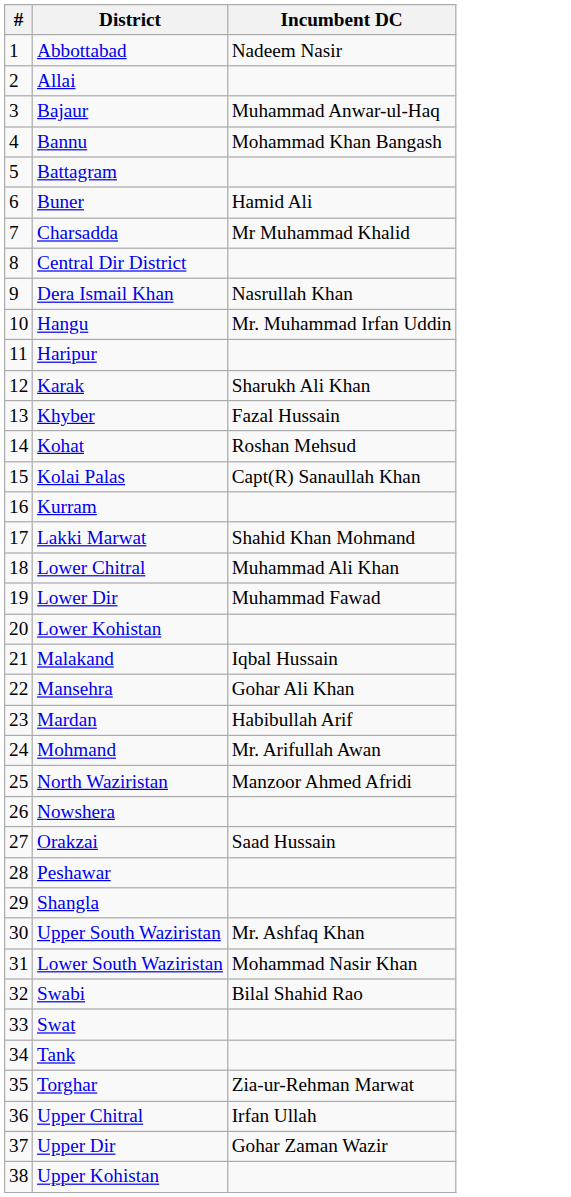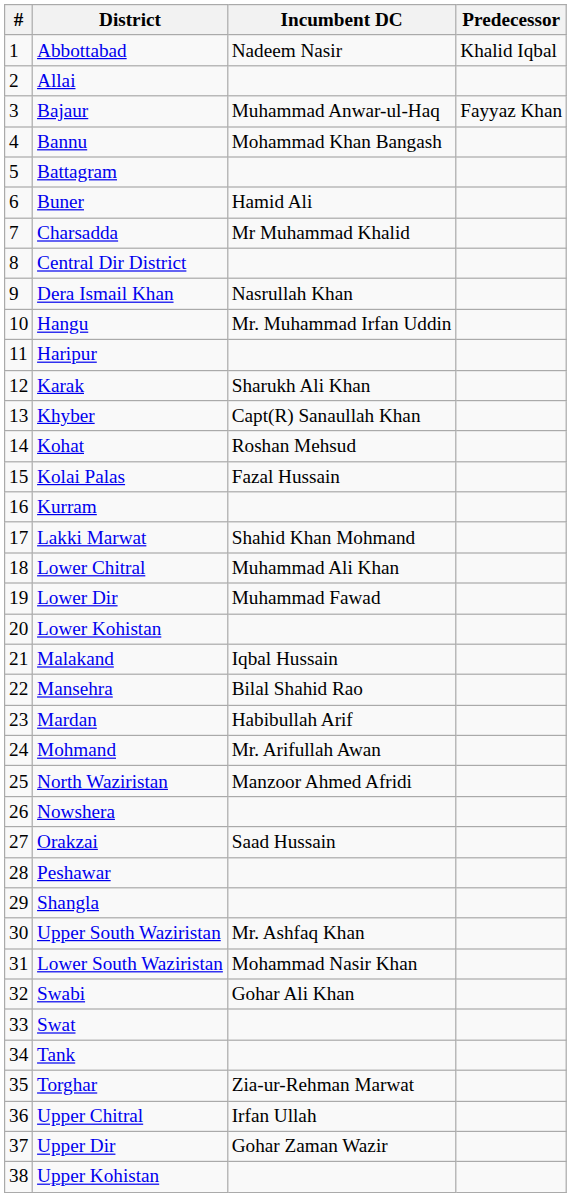+ column: (511, 19)
(286, 415) Fazal Hussain -> (326, 415) Capt(R) Sanaullah Khan
(326, 476) Capt(R) Sanaullah Khan -> (286, 476) Fazal Hussain
(293, 689) Gohar Ali Khan -> (297, 689) Bilal Shahid Rao
(297, 994) Bilal Shahid Rao -> (293, 994) Gohar Ali Khan
